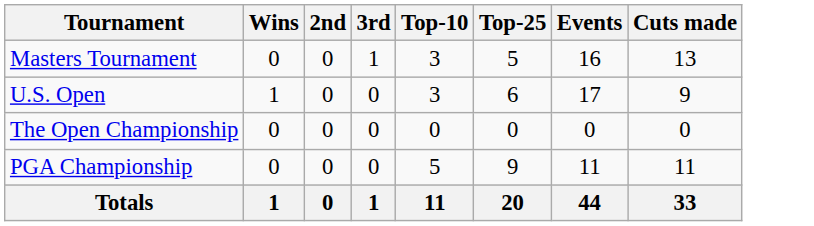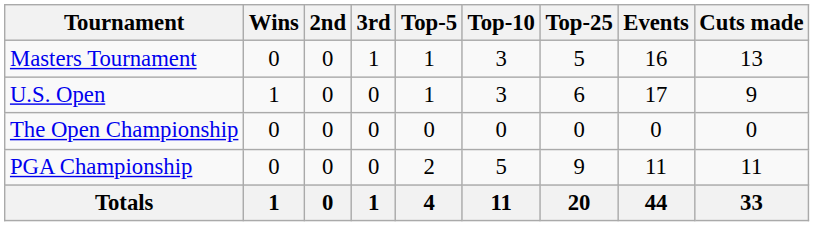+ column: (429, 22)
